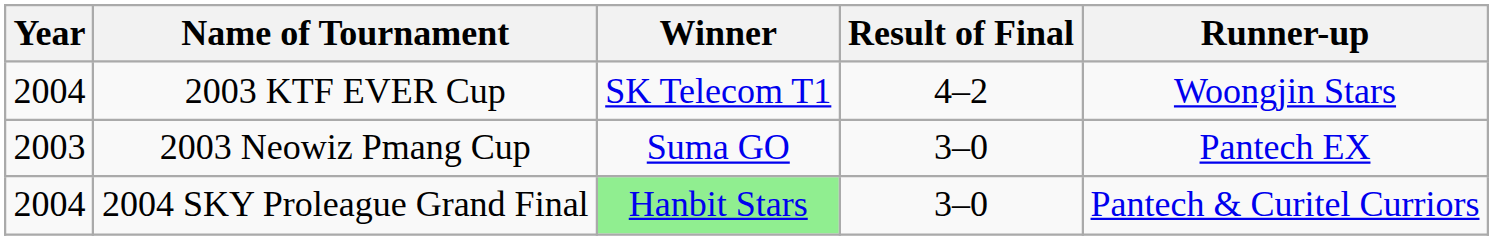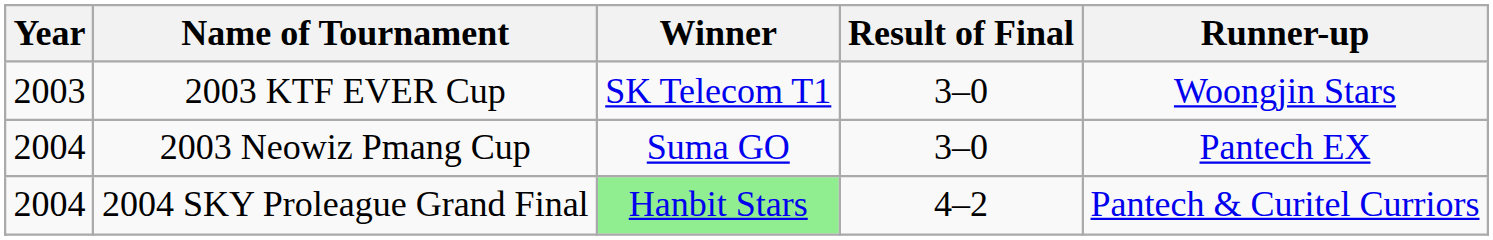(49, 90) 2004 -> (49, 90) 2003
(961, 90) 4–2 -> (961, 90) 3–0
(49, 147) 2003 -> (49, 147) 2004
(961, 204) 3–0 -> (961, 204) 4–2
